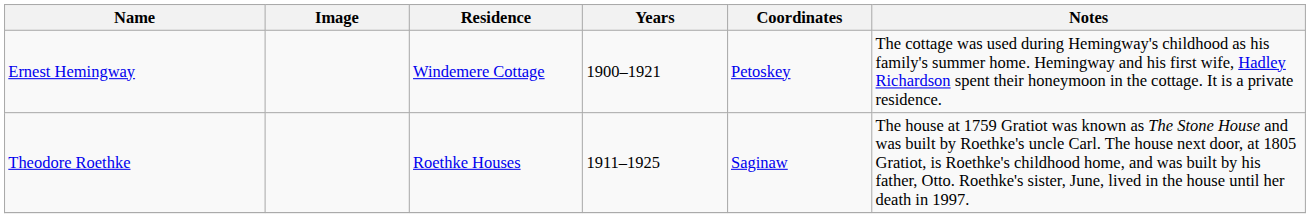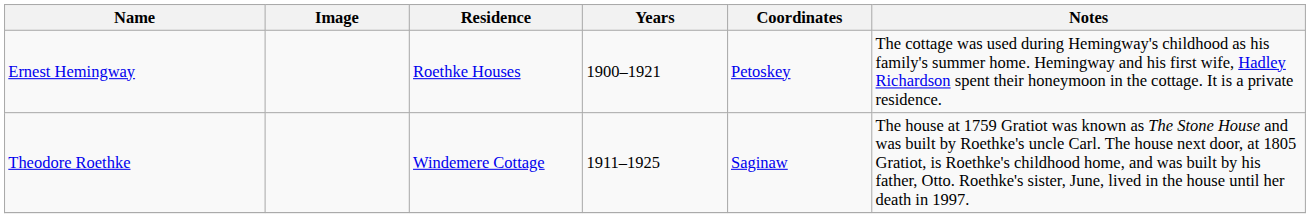(479, 71) Windemere Cottage -> (467, 71) Roethke Houses
(467, 162) Roethke Houses -> (479, 162) Windemere Cottage
